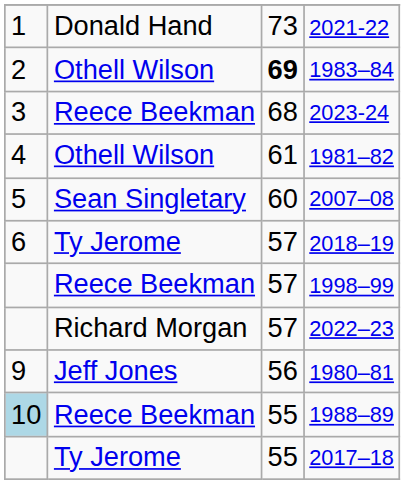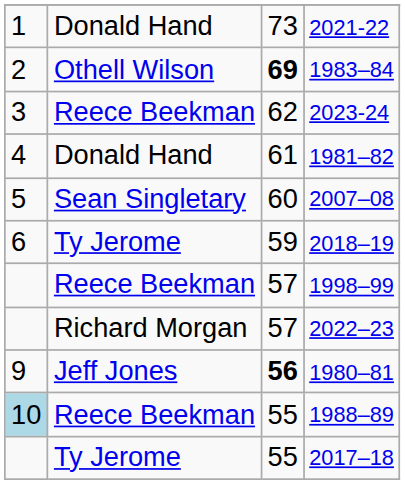(283, 112) 68 -> (283, 112) 62
(134, 155) Othell Wilson -> (133, 155) Donald Hand
(283, 241) 57 -> (283, 241) 59
(283, 371) normal -> (283, 371) bold
